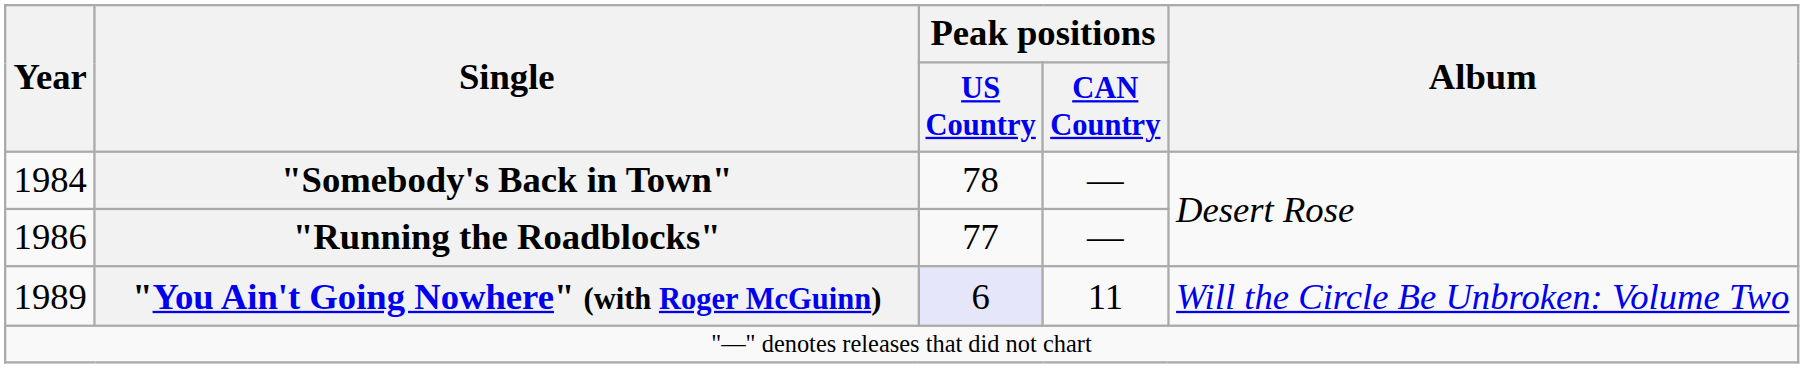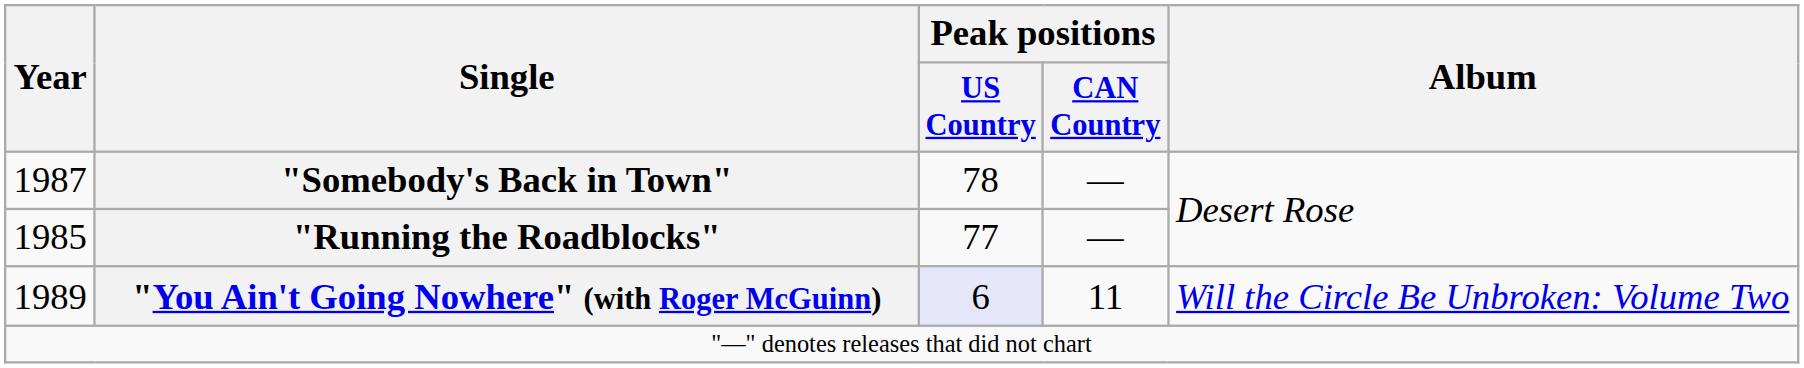(50, 179) 1984 -> (50, 179) 1987
(50, 237) 1986 -> (50, 237) 1985
